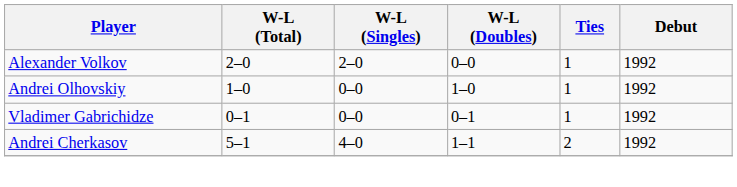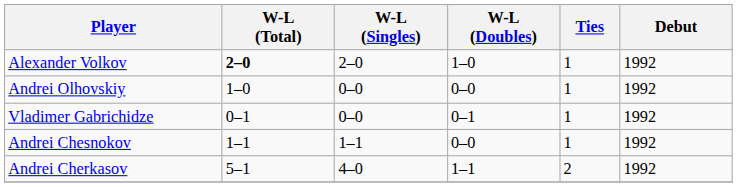(238, 62) normal -> (238, 62) bold
(463, 62) 0–0 -> (463, 62) 1–0
(463, 89) 1–0 -> (463, 89) 0–0
+ row: (70, 141)
